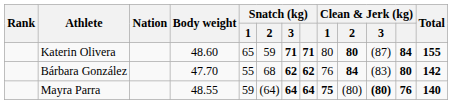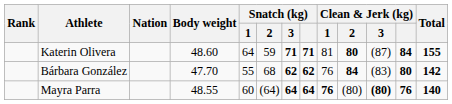(248, 52) 65 -> (248, 52) 64
(327, 52) 80 -> (327, 52) 81
(248, 90) 59 -> (248, 90) 60
(327, 90) 75 -> (327, 90) 76
